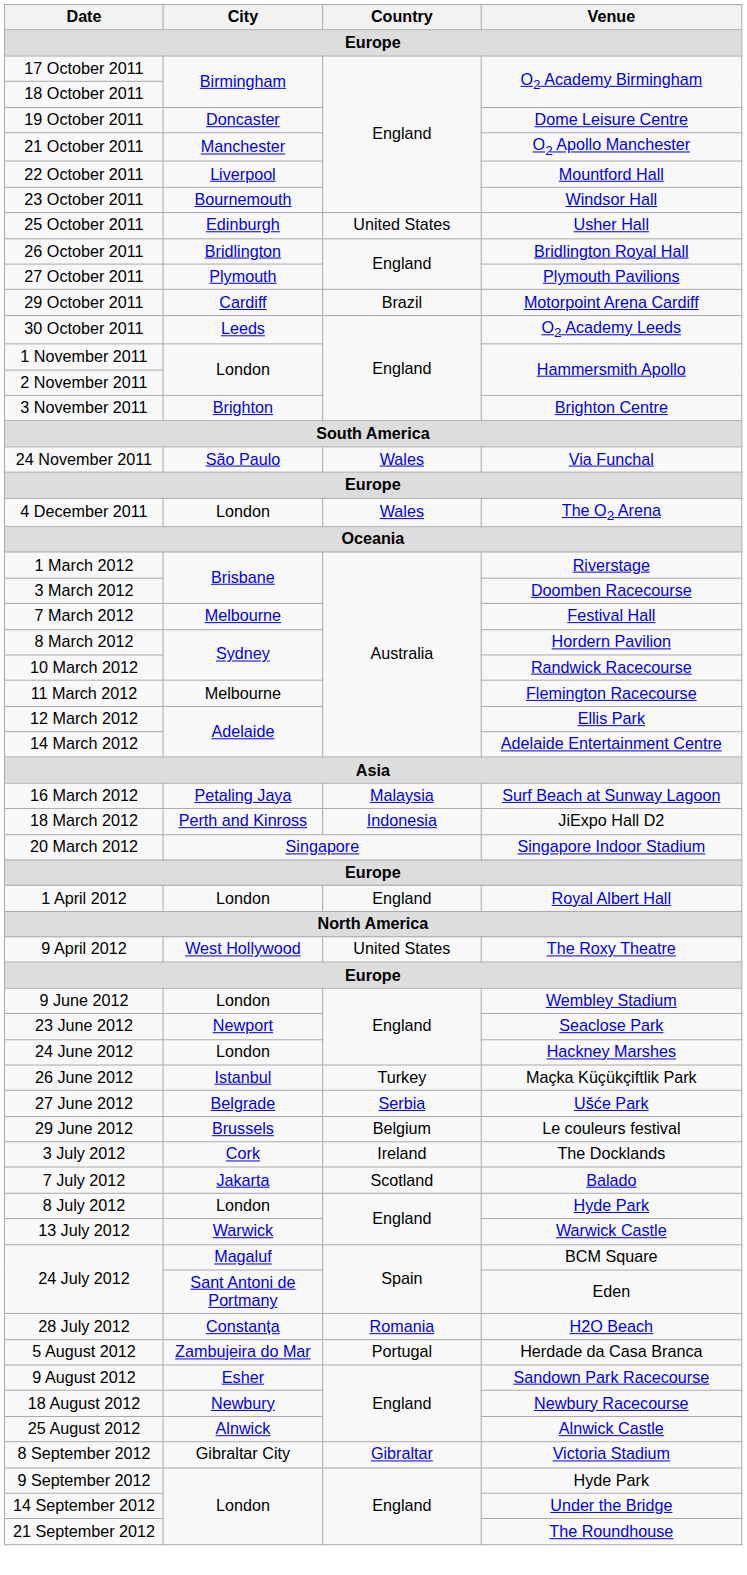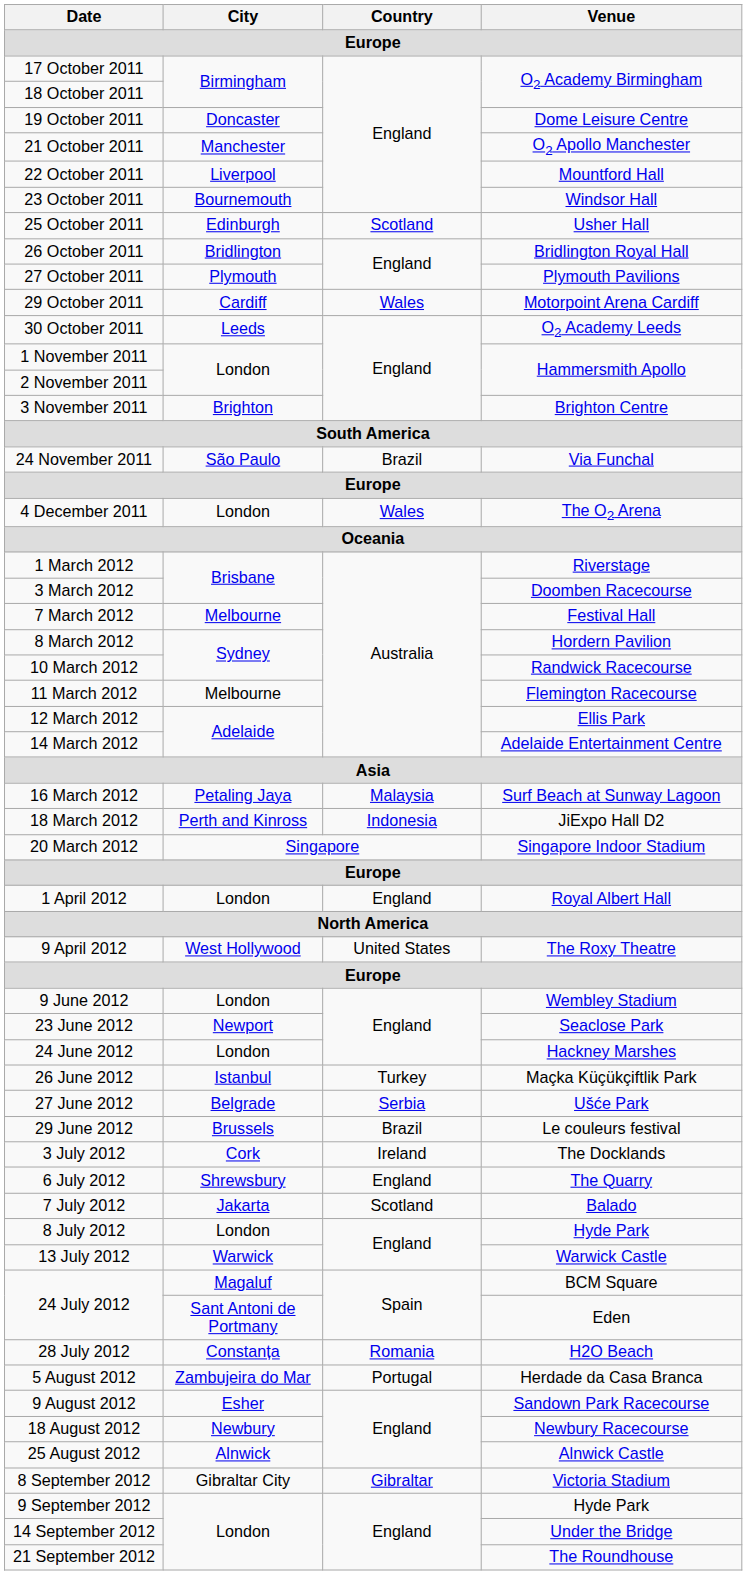(402, 225) United States -> (402, 225) Scotland
(402, 302) Brazil -> (402, 302) Wales
(402, 459) Wales -> (402, 459) Brazil
(402, 1129) Belgium -> (402, 1129) Brazil
+ row: (84, 1180)
